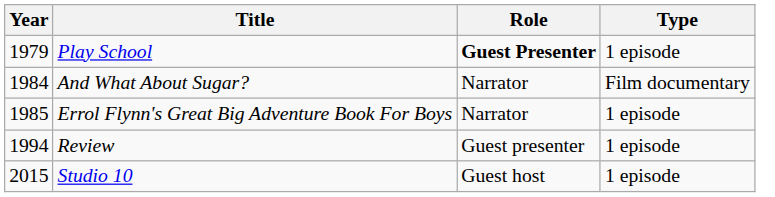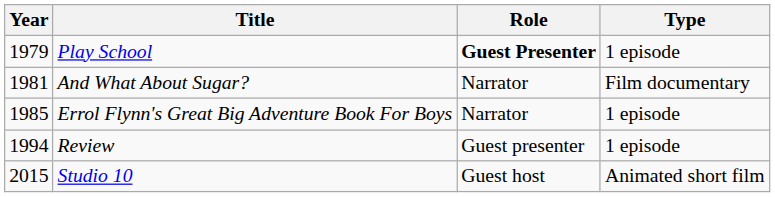(29, 82) 1984 -> (29, 82) 1981
(642, 176) 1 episode -> (685, 176) Animated short film
